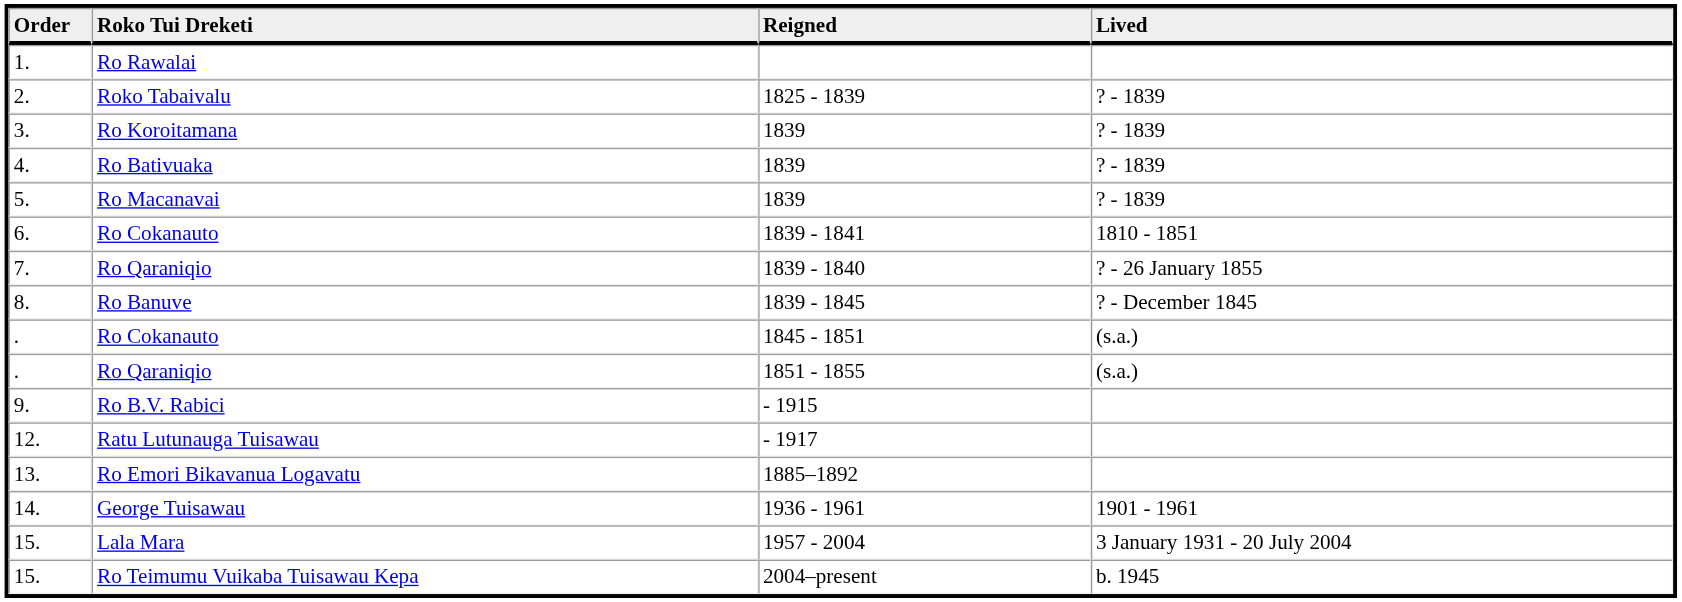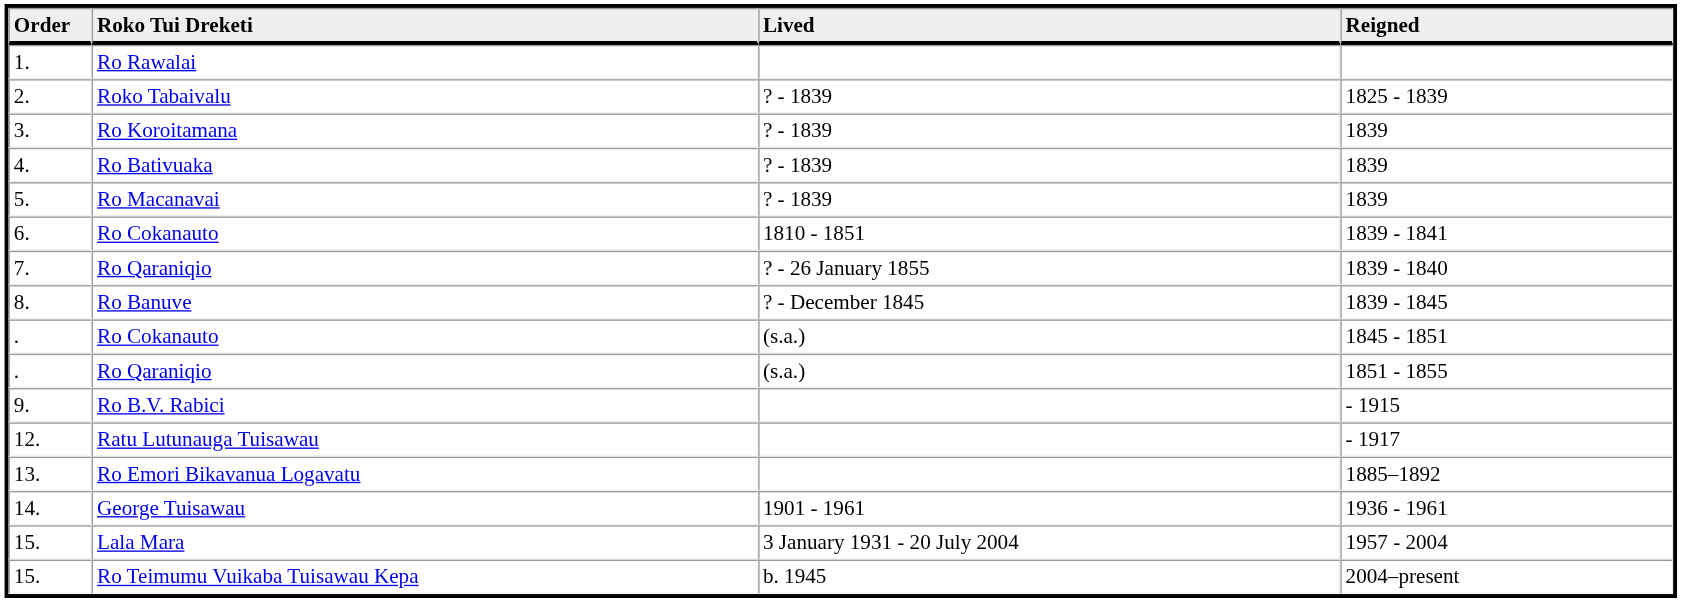columns swapped: (800, 24) <-> (1122, 24)
